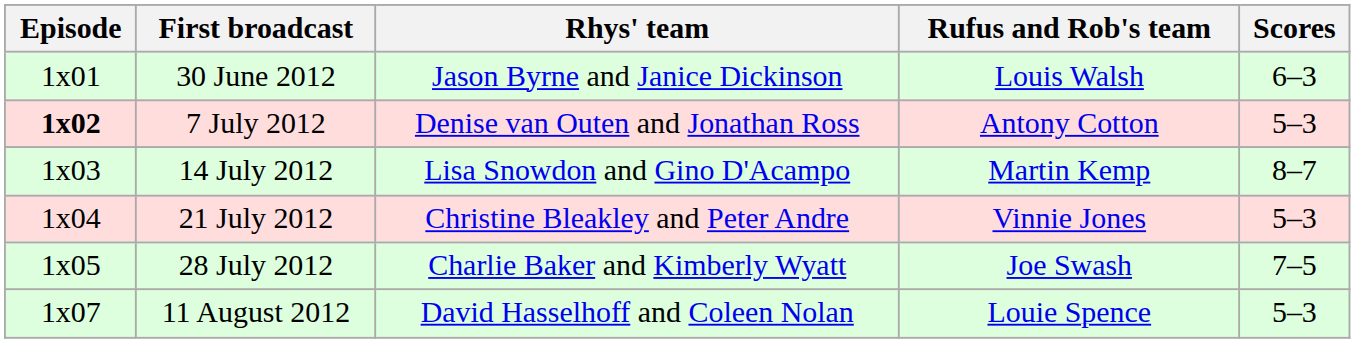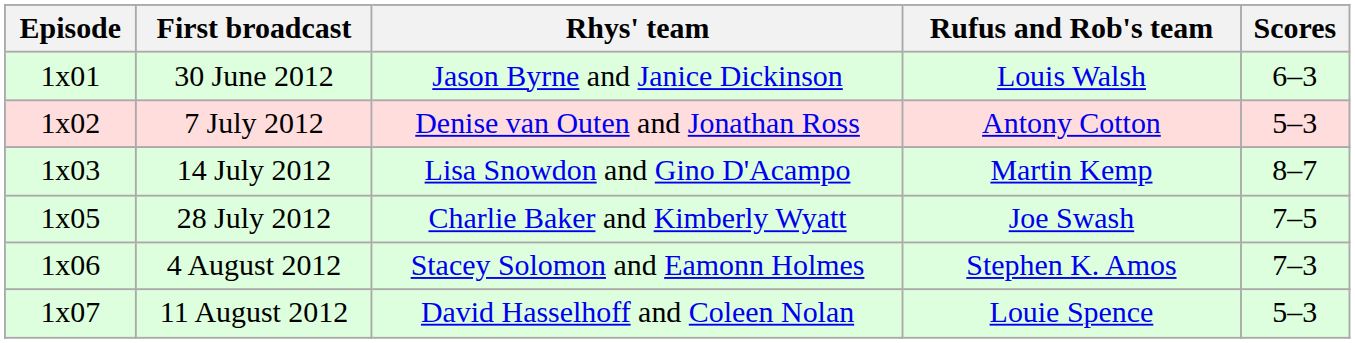(71, 123) bold -> (70, 123) normal
- row: (256, 218)
+ row: (254, 265)
